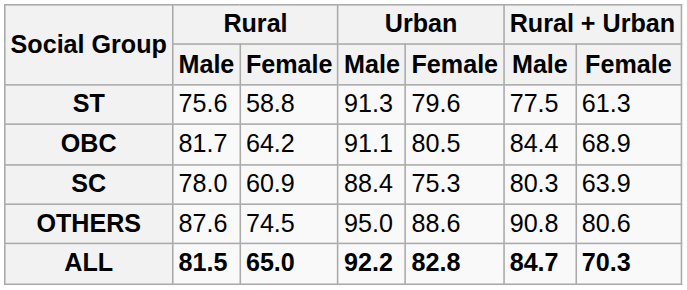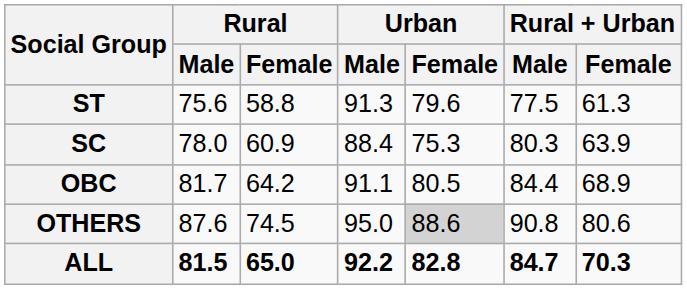rows swapped: (89, 183) <-> (89, 143)
(436, 223) no background -> (436, 223) lightgrey background
